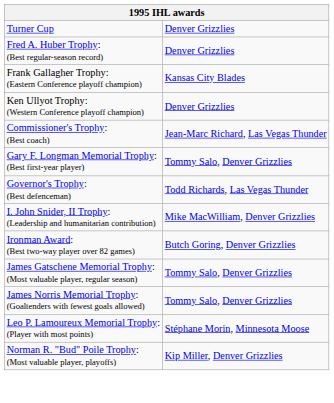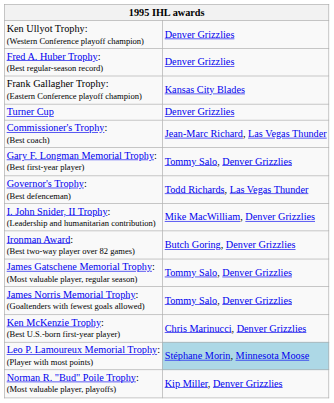rows swapped: (30, 28) <-> (75, 106)
+ row: (63, 328)
(237, 328) no background -> (237, 356) lightblue background
